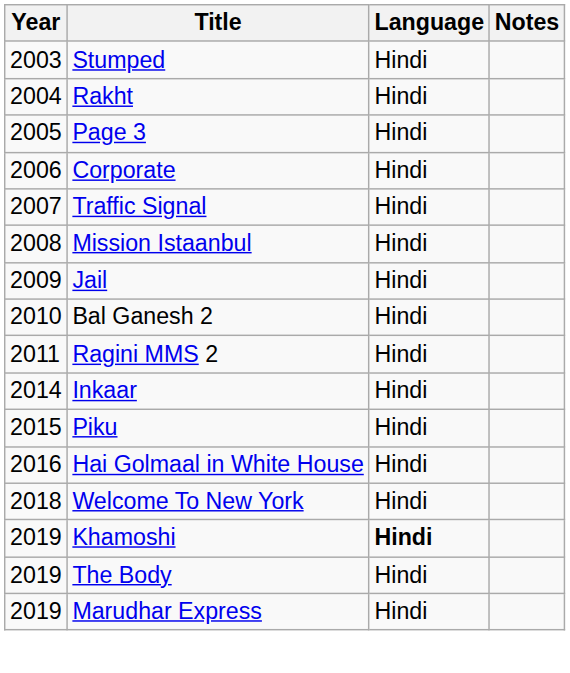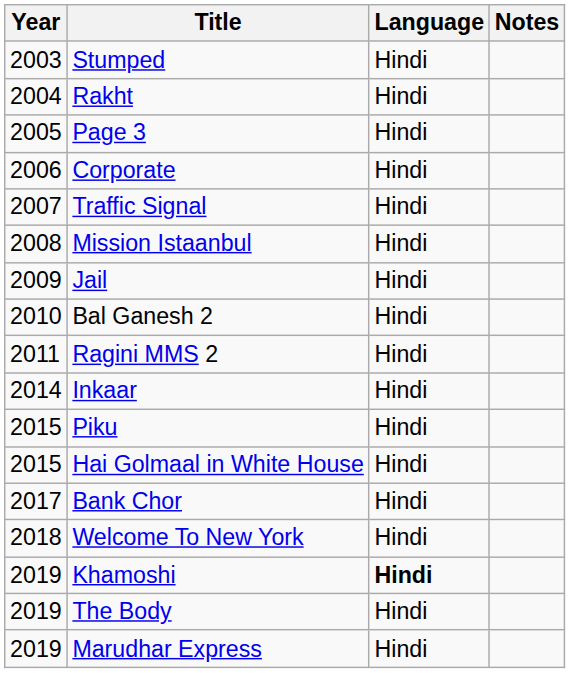(36, 464) 2016 -> (36, 464) 2015
+ row: (127, 501)
